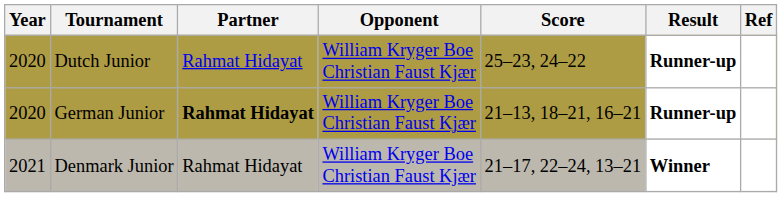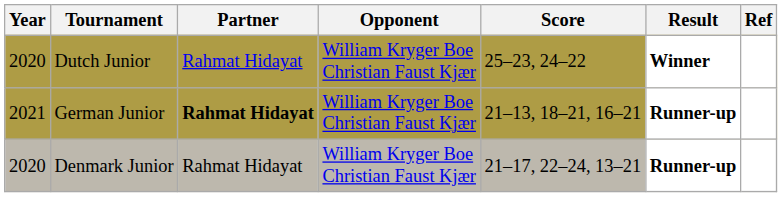(693, 61) Runner-up -> (680, 61) Winner
(27, 113) 2020 -> (27, 113) 2021
(27, 165) 2021 -> (27, 165) 2020
(680, 165) Winner -> (693, 165) Runner-up
